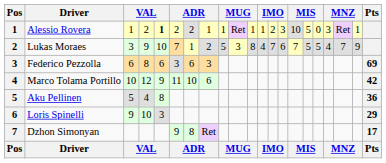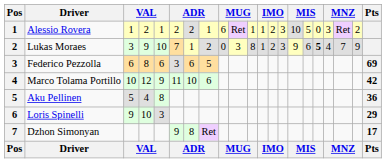(161, 29) bold -> (161, 29) normal
(223, 29) 1 -> (223, 29) 6
(358, 29) 1 -> (358, 29) 2
(223, 46) 5 -> (223, 46) 0
(263, 46) 4 -> (263, 46) 1
(273, 46) 7 -> (273, 46) 2
(283, 46) 6 -> (283, 46) 3
(296, 46) 7 -> (296, 46) 9
(308, 46) 5 -> (308, 46) 6
(318, 46) normal -> (318, 46) bold
(209, 63) 3 -> (209, 63) 5
